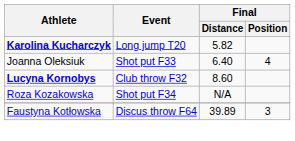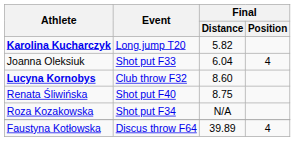(222, 62) 6.40 -> (222, 62) 6.04
+ row: (47, 95)
(268, 112) 3 -> (268, 128) 4
